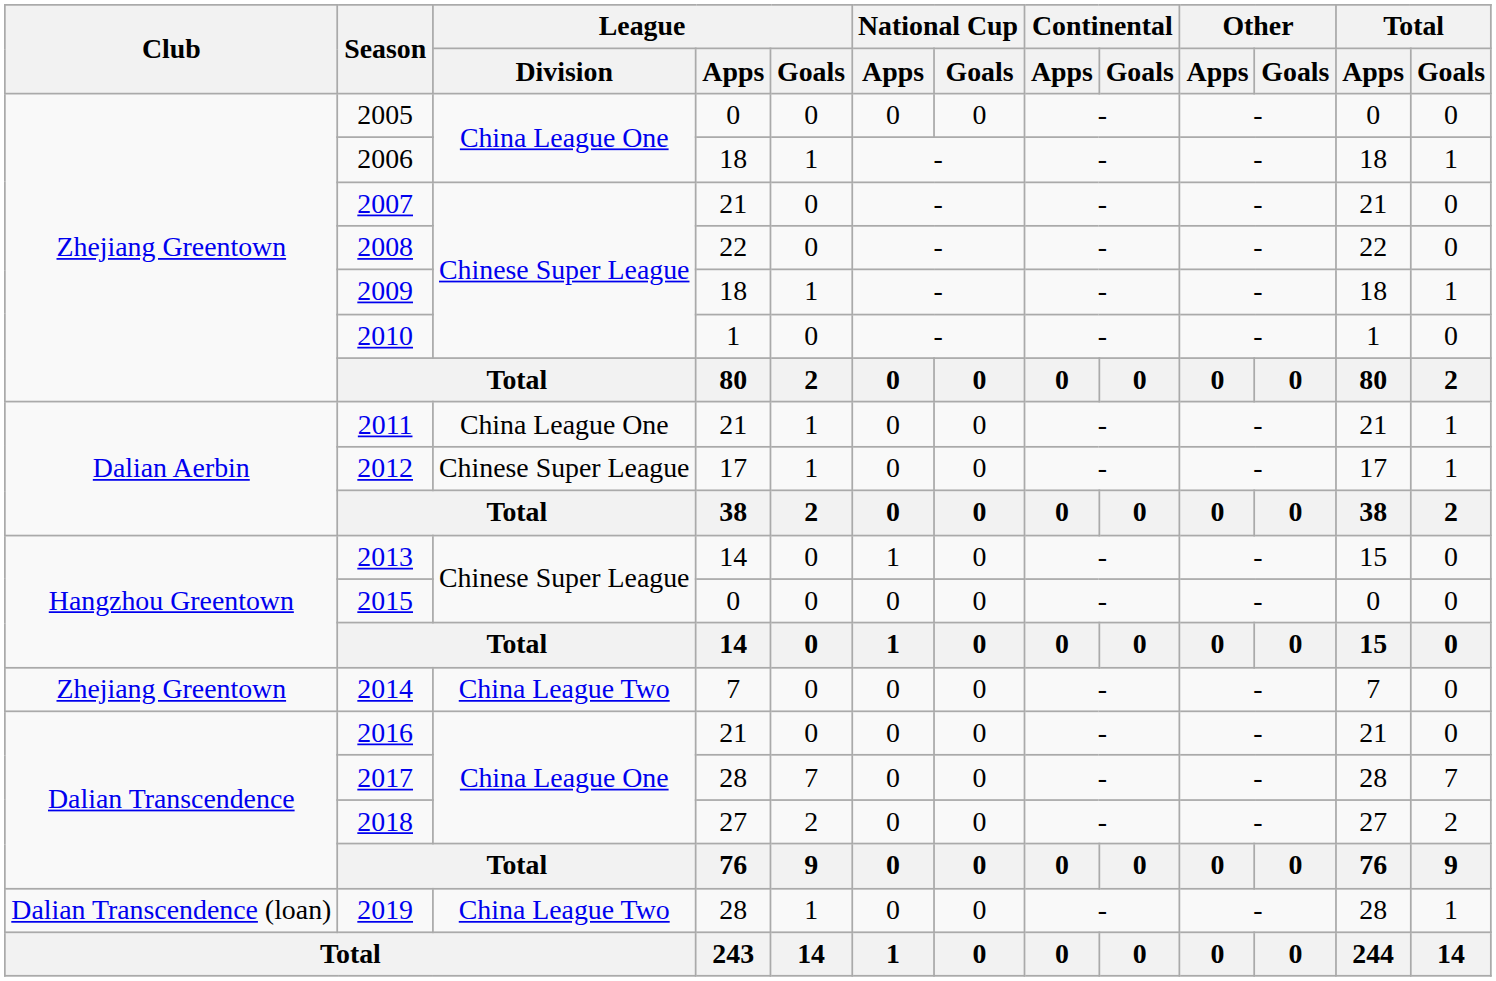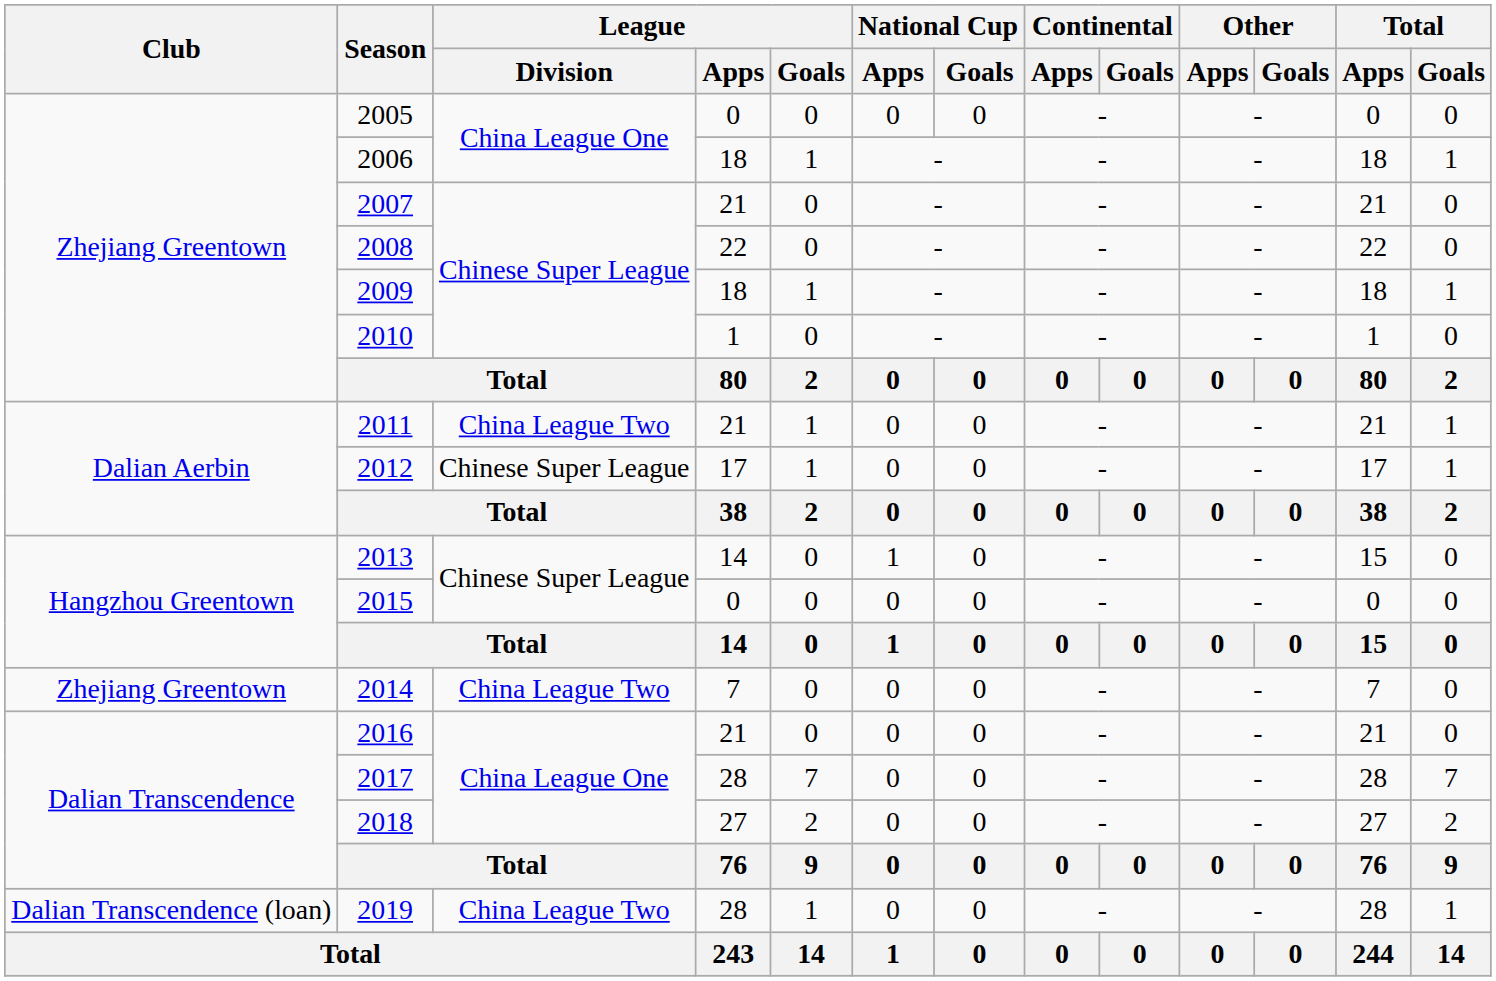(564, 423) China League One -> (564, 423) China League Two
